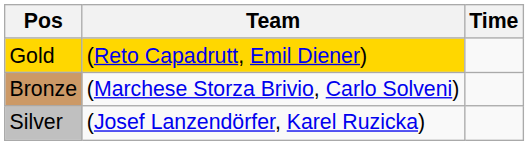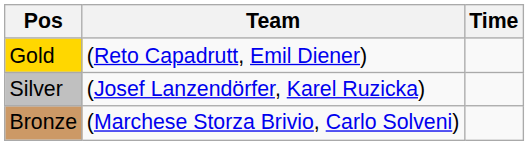(227, 55) gold background -> (227, 55) no background
rows swapped: (36, 122) <-> (43, 88)
